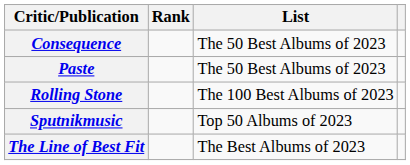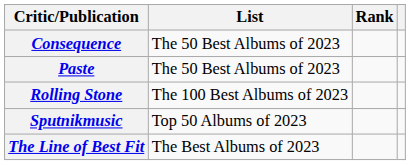columns swapped: (296, 17) <-> (171, 17)
